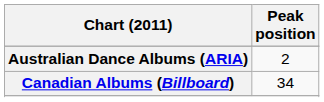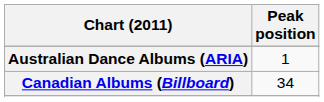(285, 58) 2 -> (285, 58) 1
